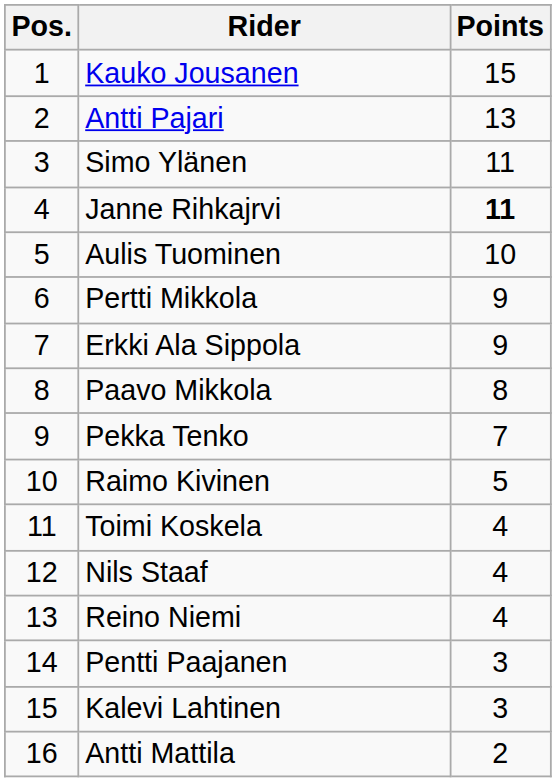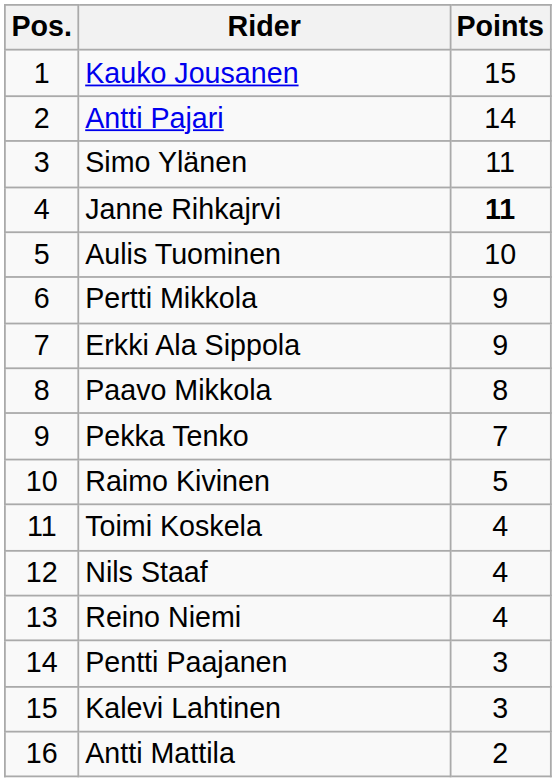(500, 118) 13 -> (500, 118) 14
